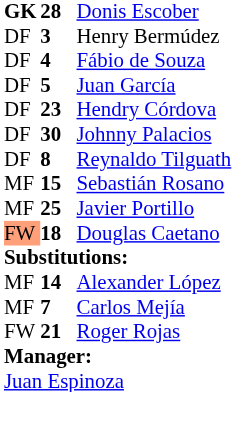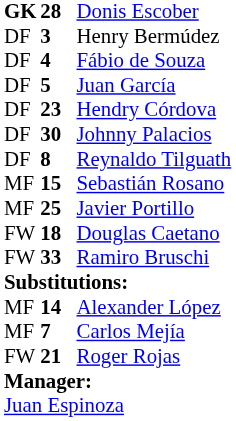(20, 232) lightsalmon background -> (20, 232) no background
+ row: (143, 257)
